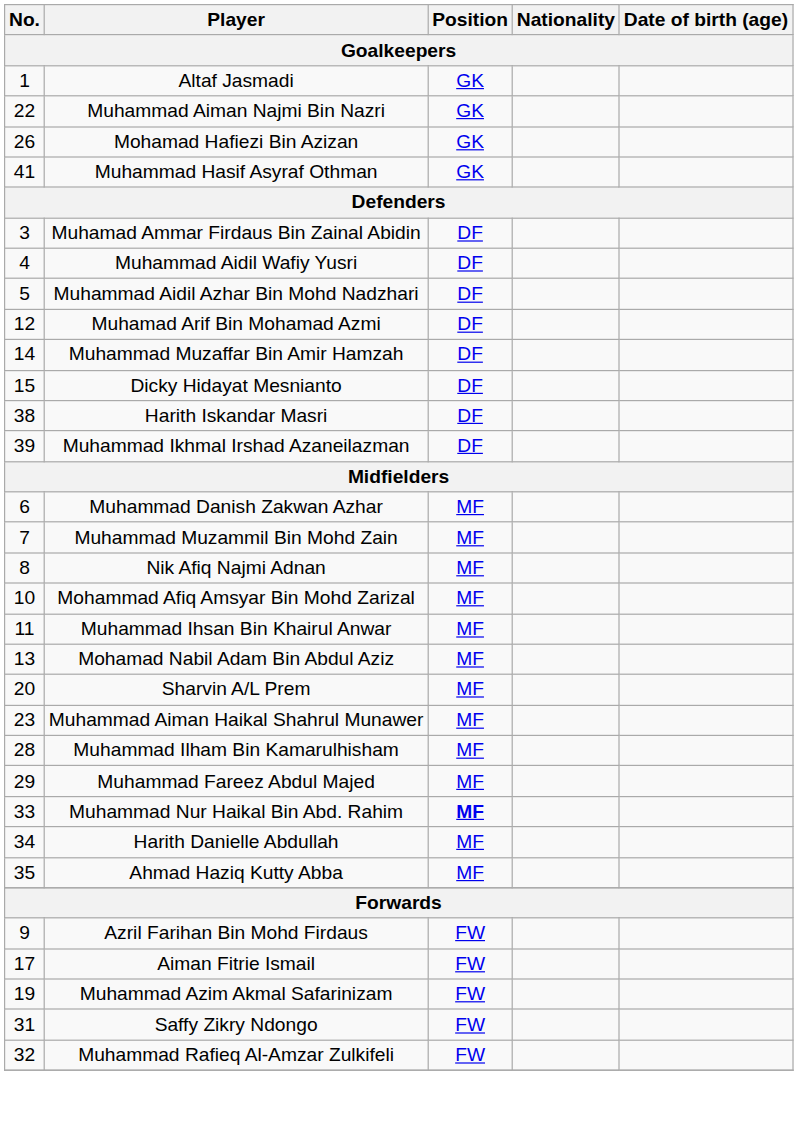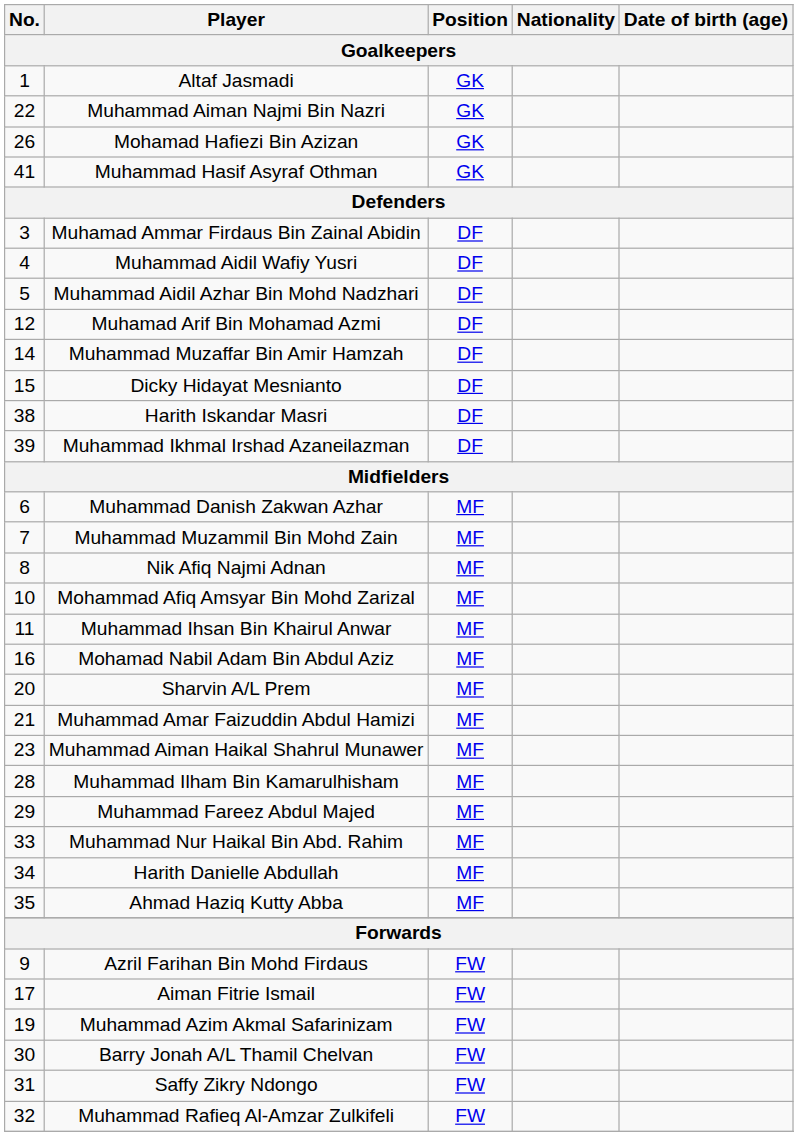(24, 659) 13 -> (24, 659) 16
+ row: (236, 720)
(470, 811) bold -> (470, 841) normal
+ row: (236, 1055)
